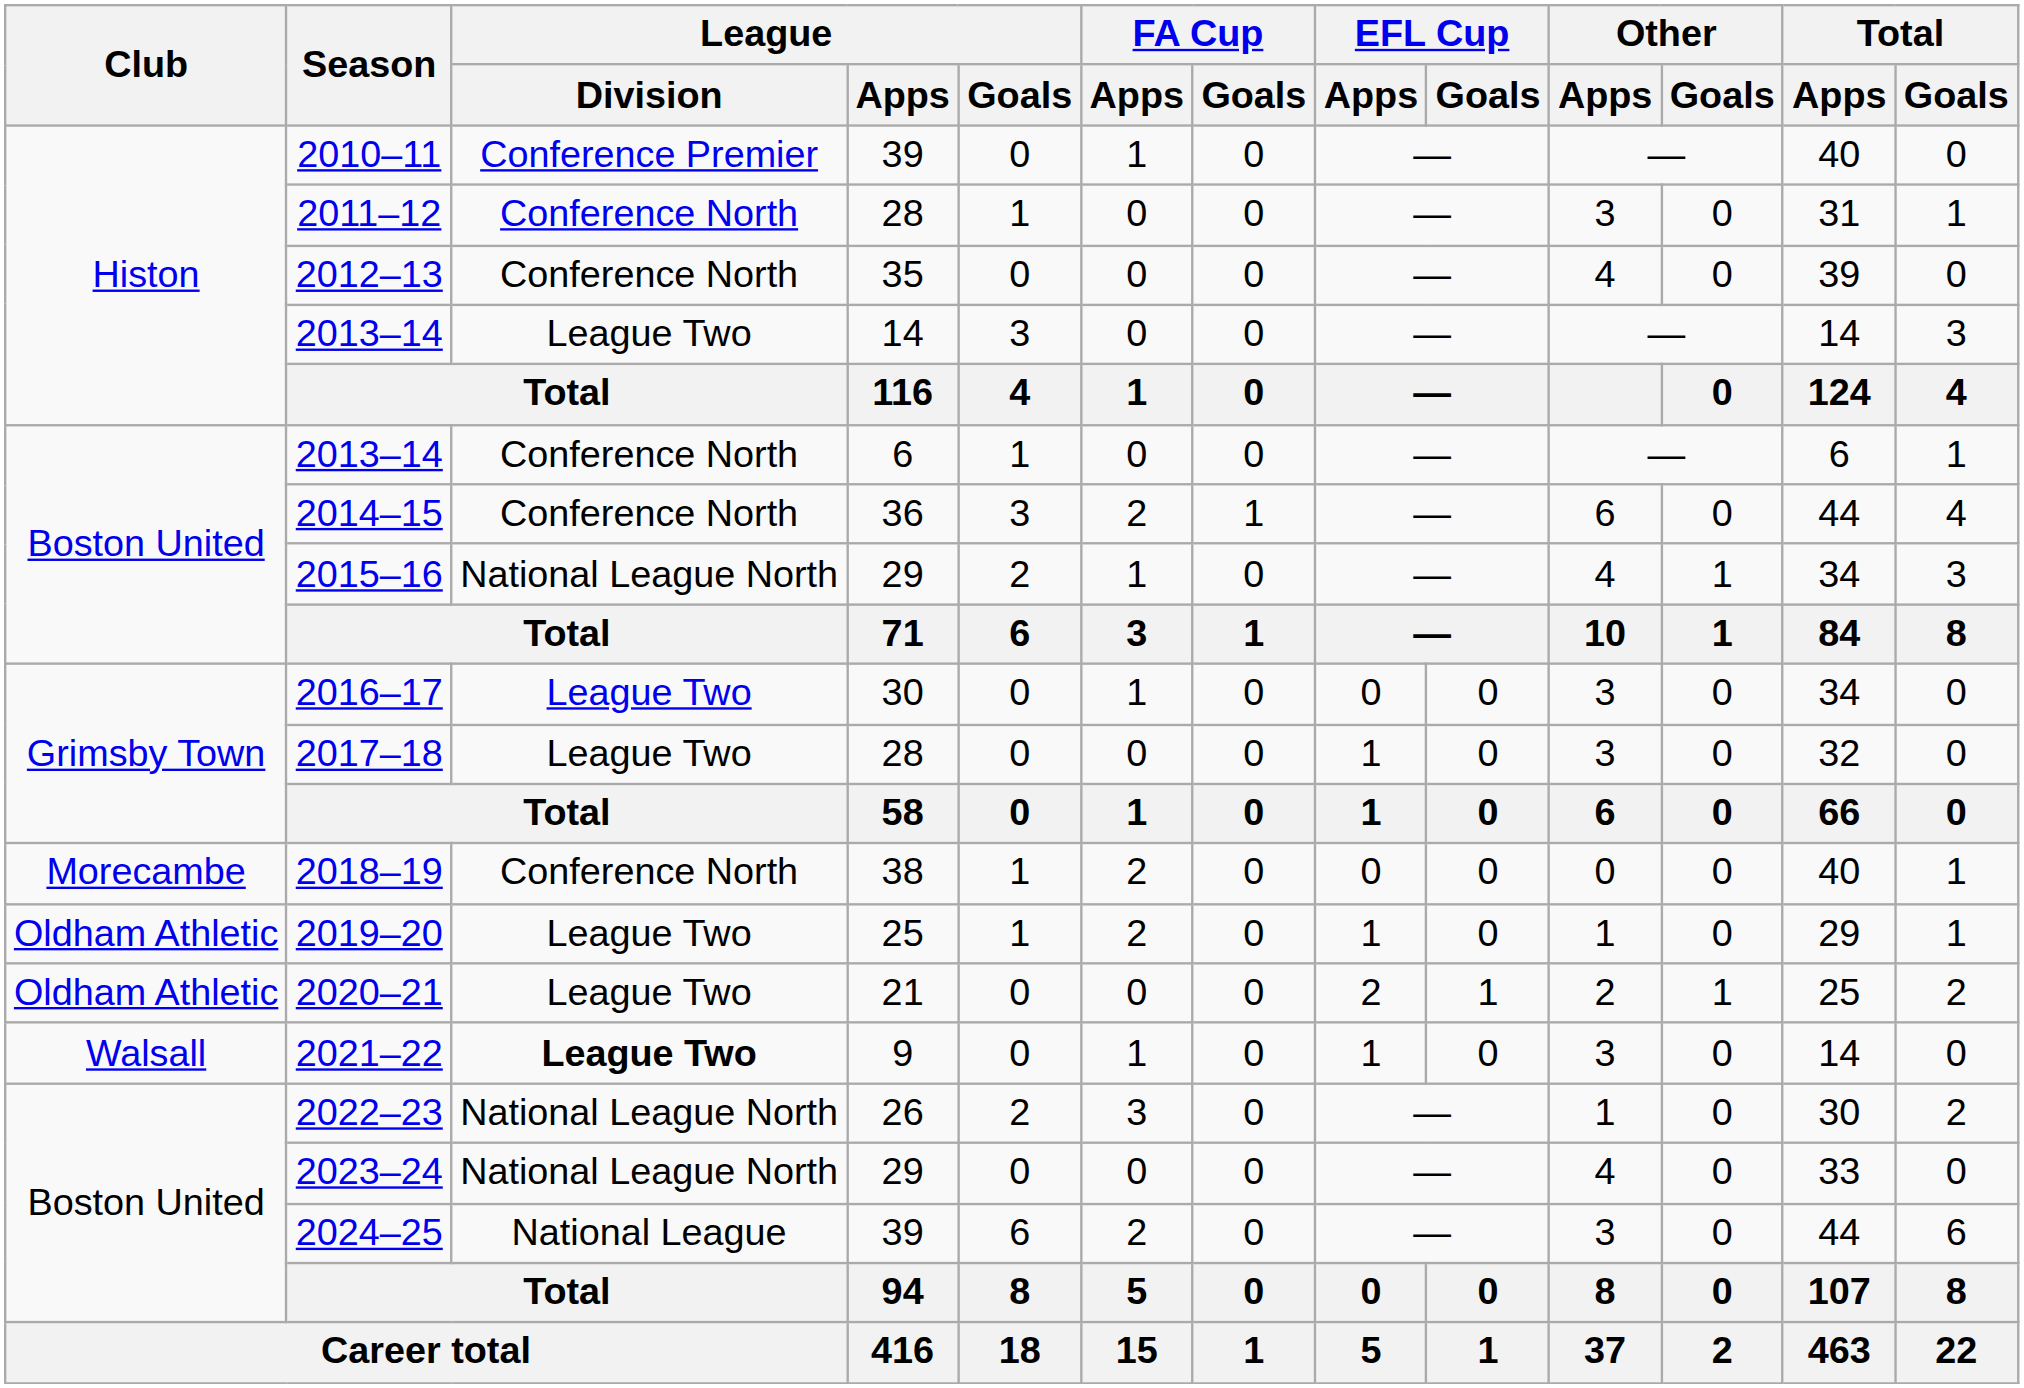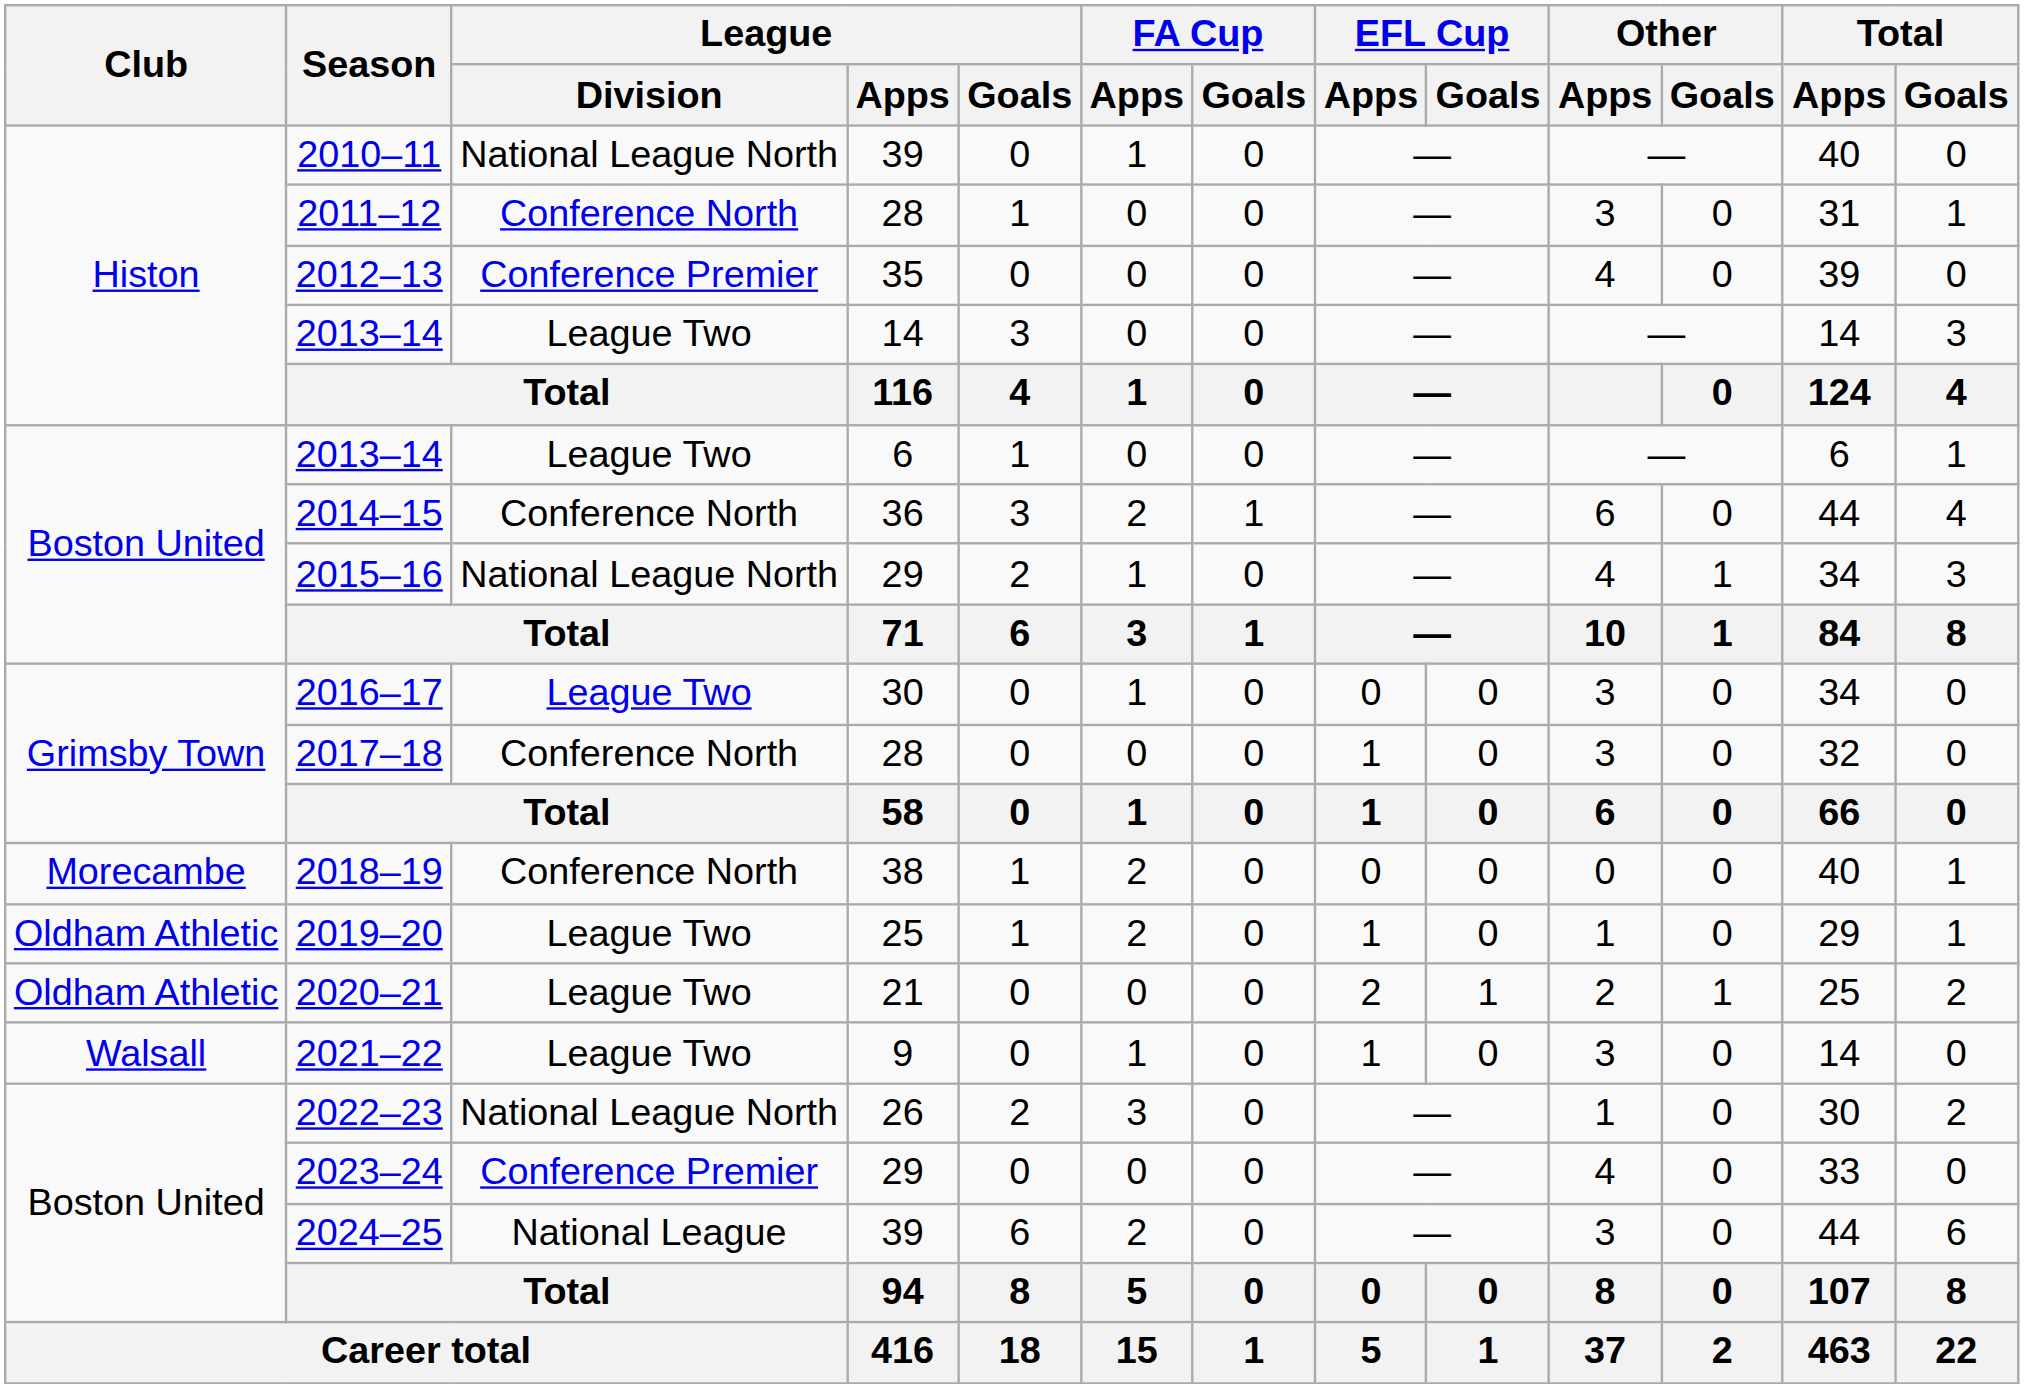(649, 154) Conference Premier -> (649, 154) National League North
(649, 273) Conference North -> (649, 273) Conference Premier
(649, 453) Conference North -> (649, 453) League Two
(649, 753) League Two -> (649, 753) Conference North
(649, 1052) bold -> (649, 1052) normal
(649, 1172) National League North -> (649, 1172) Conference Premier
